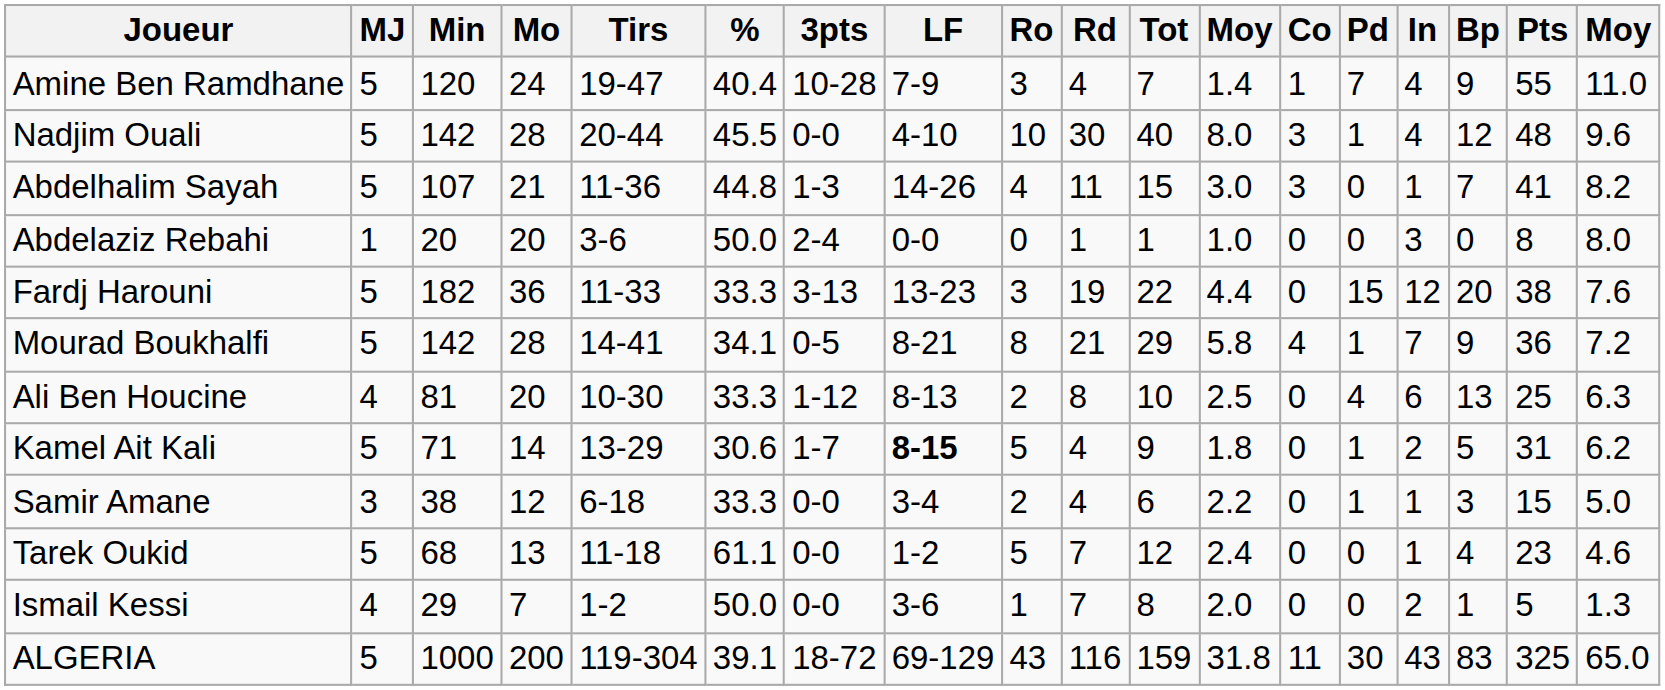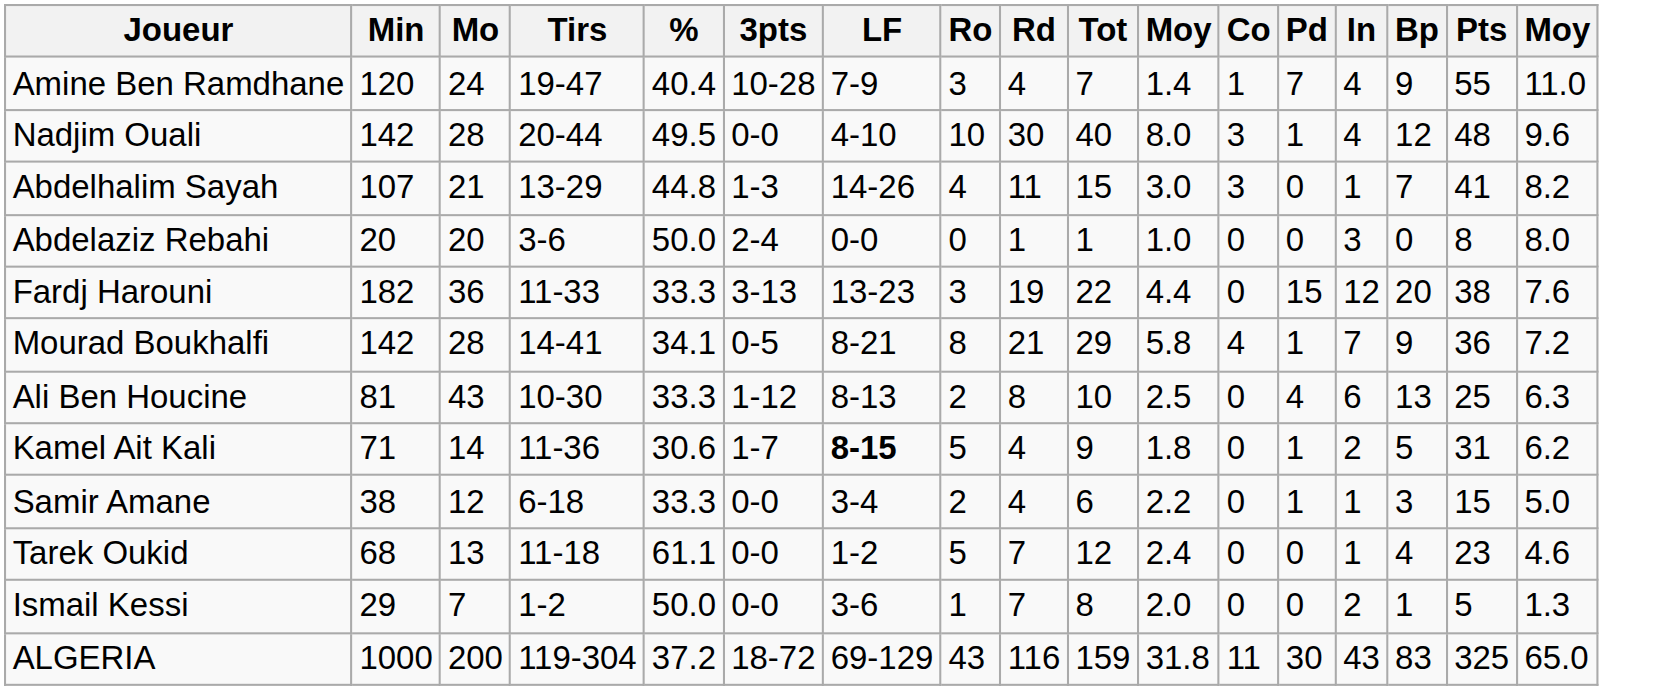- column: (382, 30)
(745, 135) 45.5 -> (684, 135) 49.5
(620, 187) 11-36 -> (560, 187) 13-29
(527, 396) 20 -> (466, 396) 43
(621, 448) 13-29 -> (559, 448) 11-36
(745, 657) 39.1 -> (684, 657) 37.2
